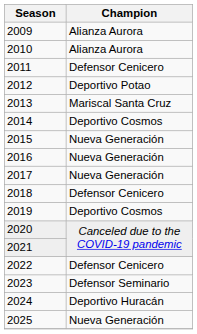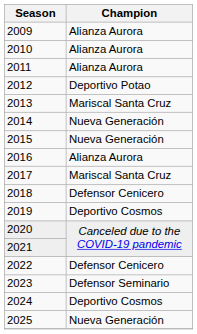(116, 67) Defensor Cenicero -> (106, 67) Alianza Aurora
(116, 121) Deportivo Cosmos -> (116, 121) Nueva Generación
(116, 157) Nueva Generación -> (106, 157) Alianza Aurora
(116, 175) Nueva Generación -> (120, 175) Mariscal Santa Cruz
(116, 301) Deportivo Huracán -> (116, 301) Deportivo Cosmos
